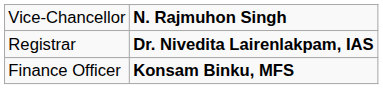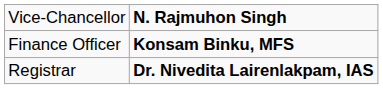rows swapped: (42, 44) <-> (65, 70)
